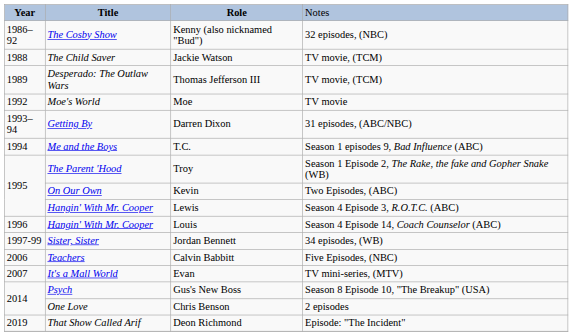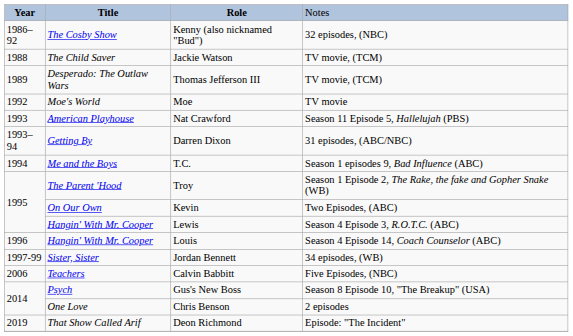+ row: (202, 118)
- row: (184, 273)
